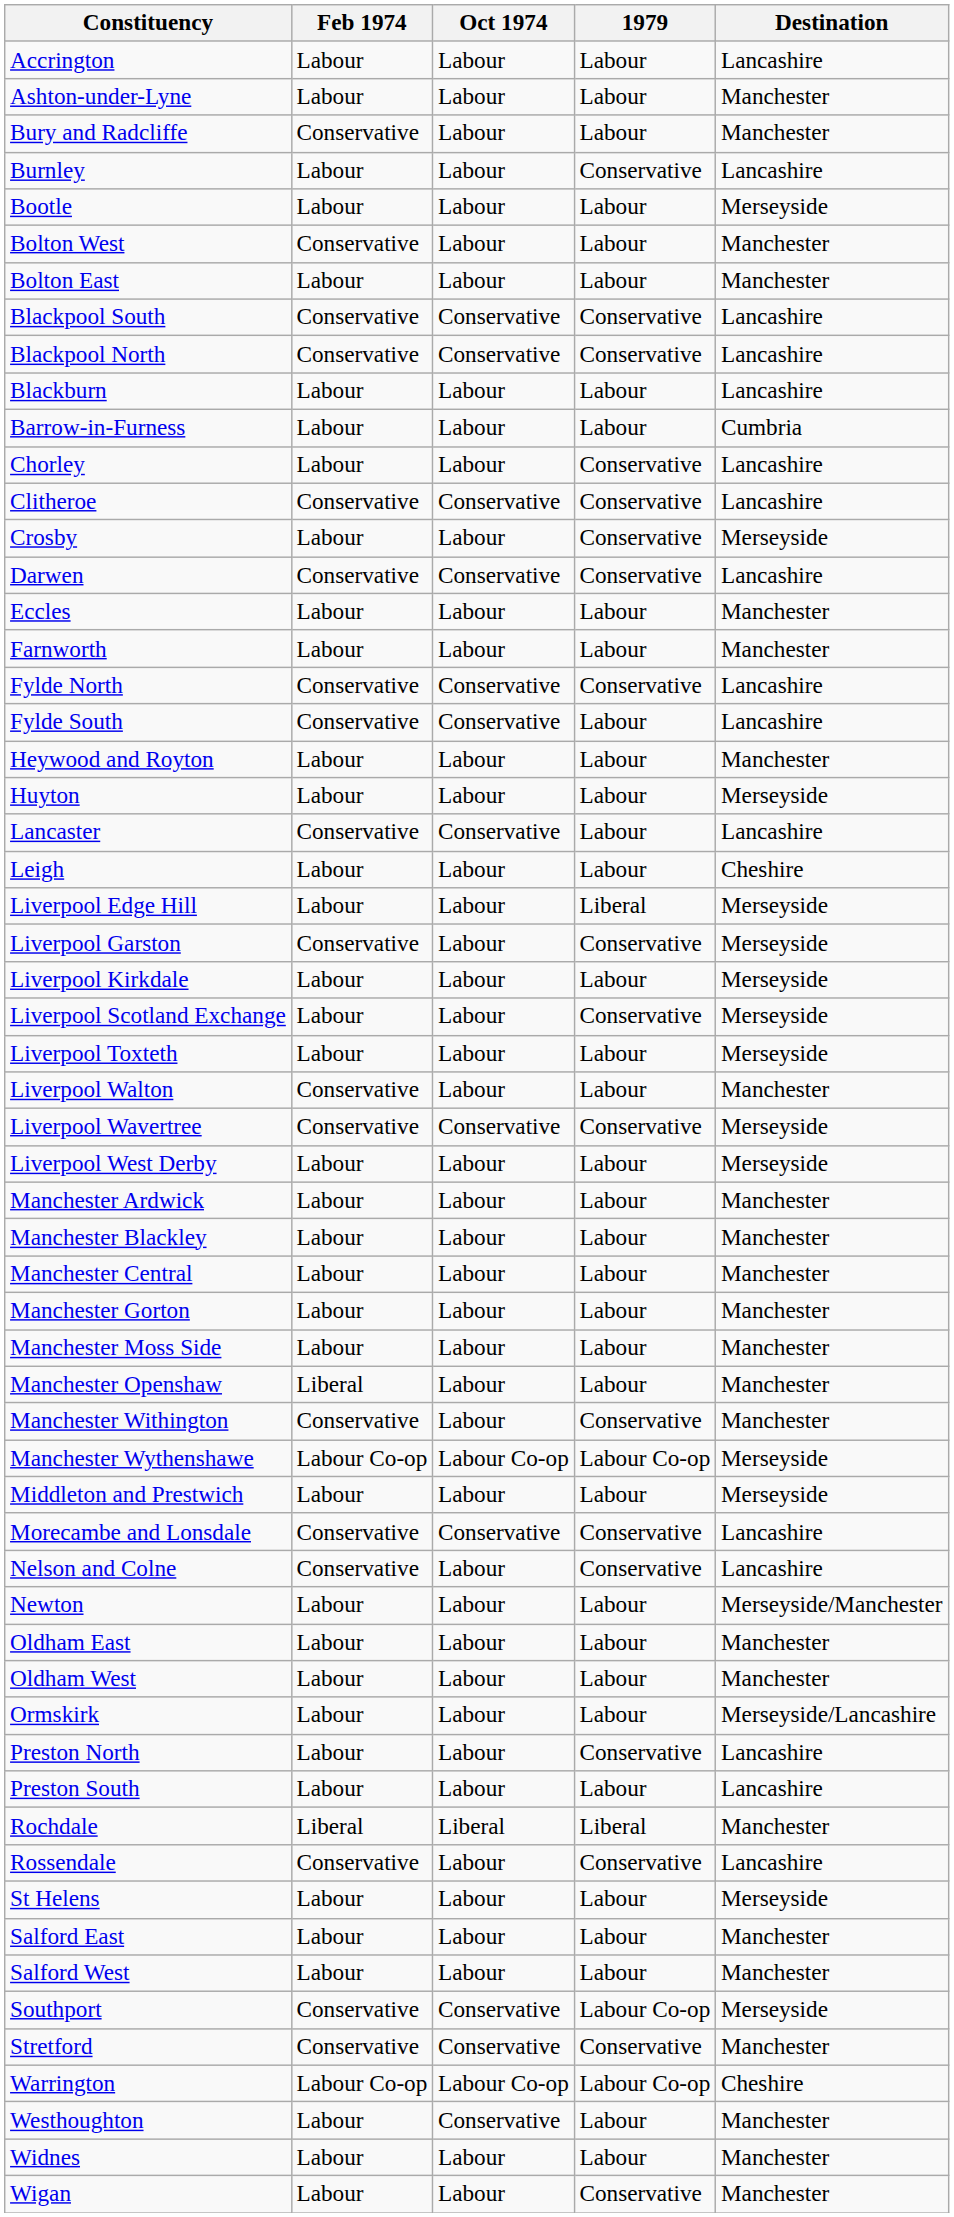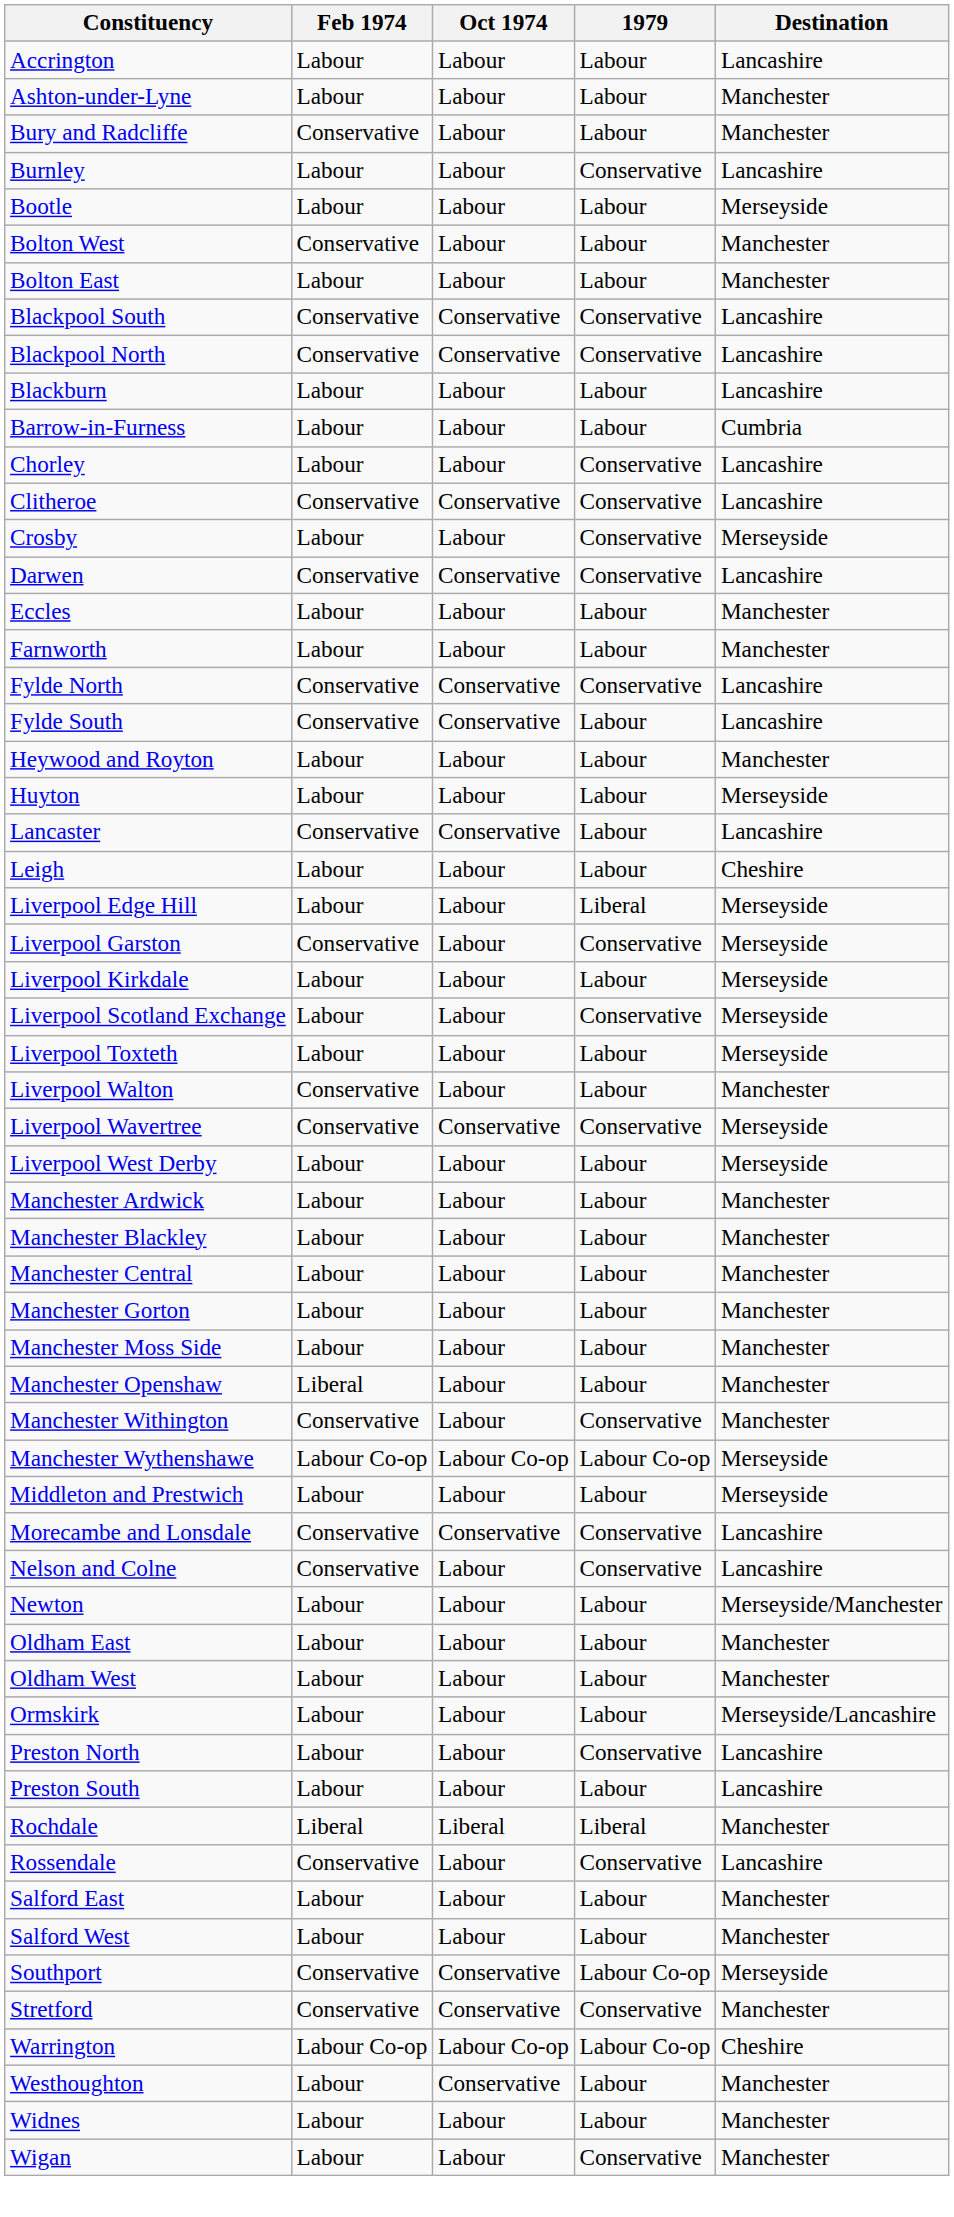- row: (55, 1899)
